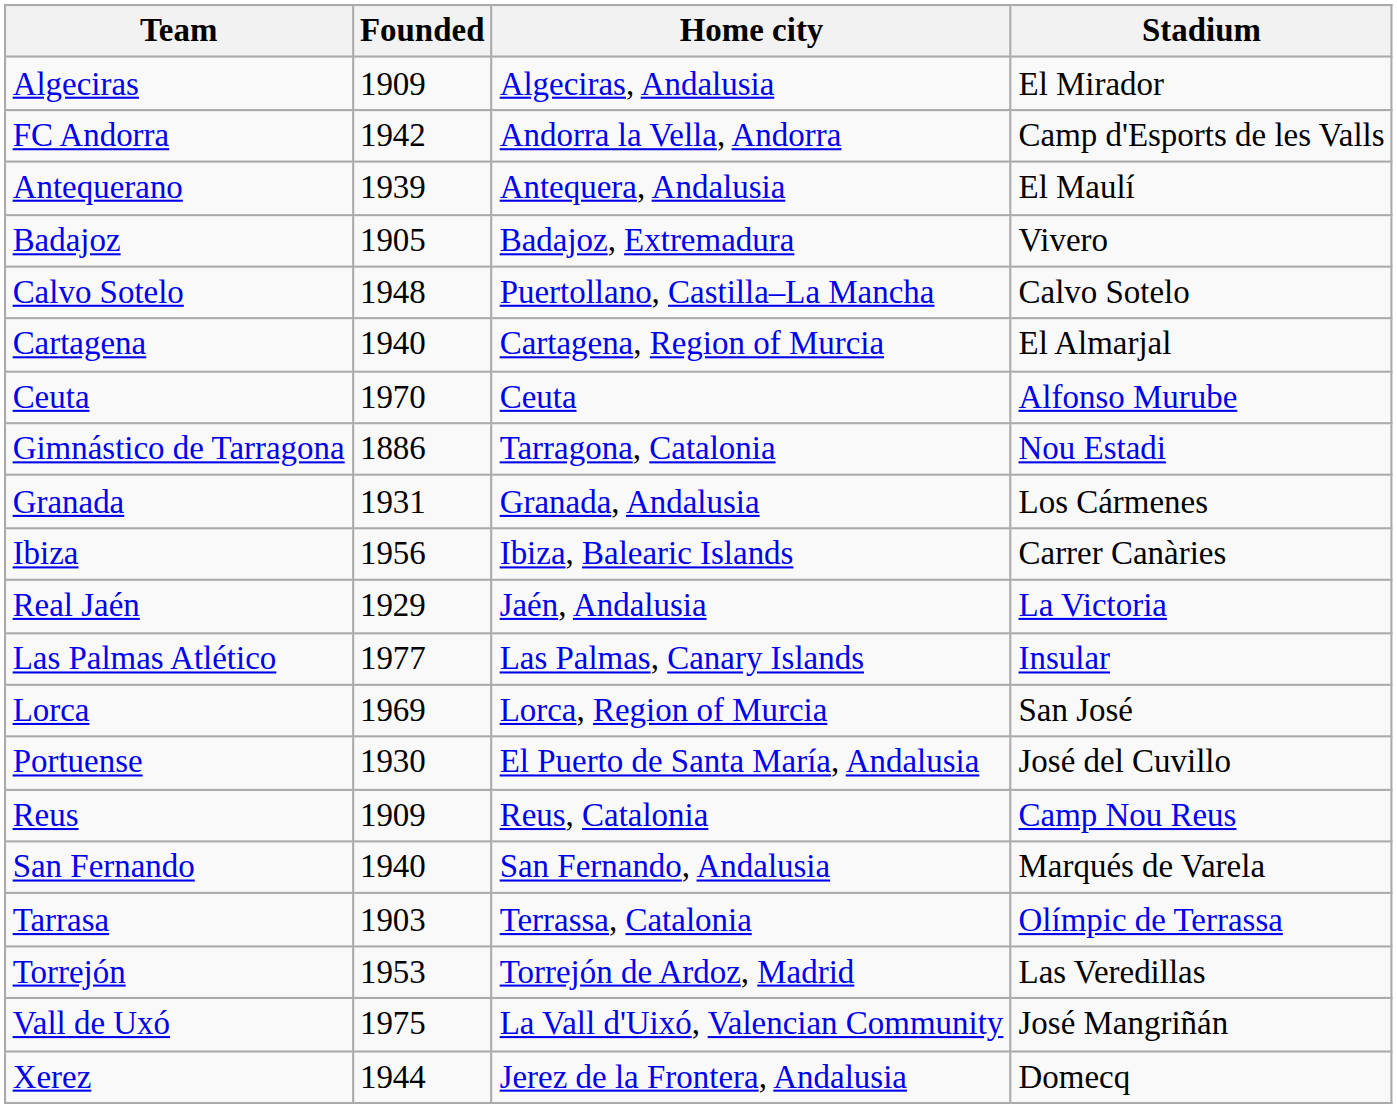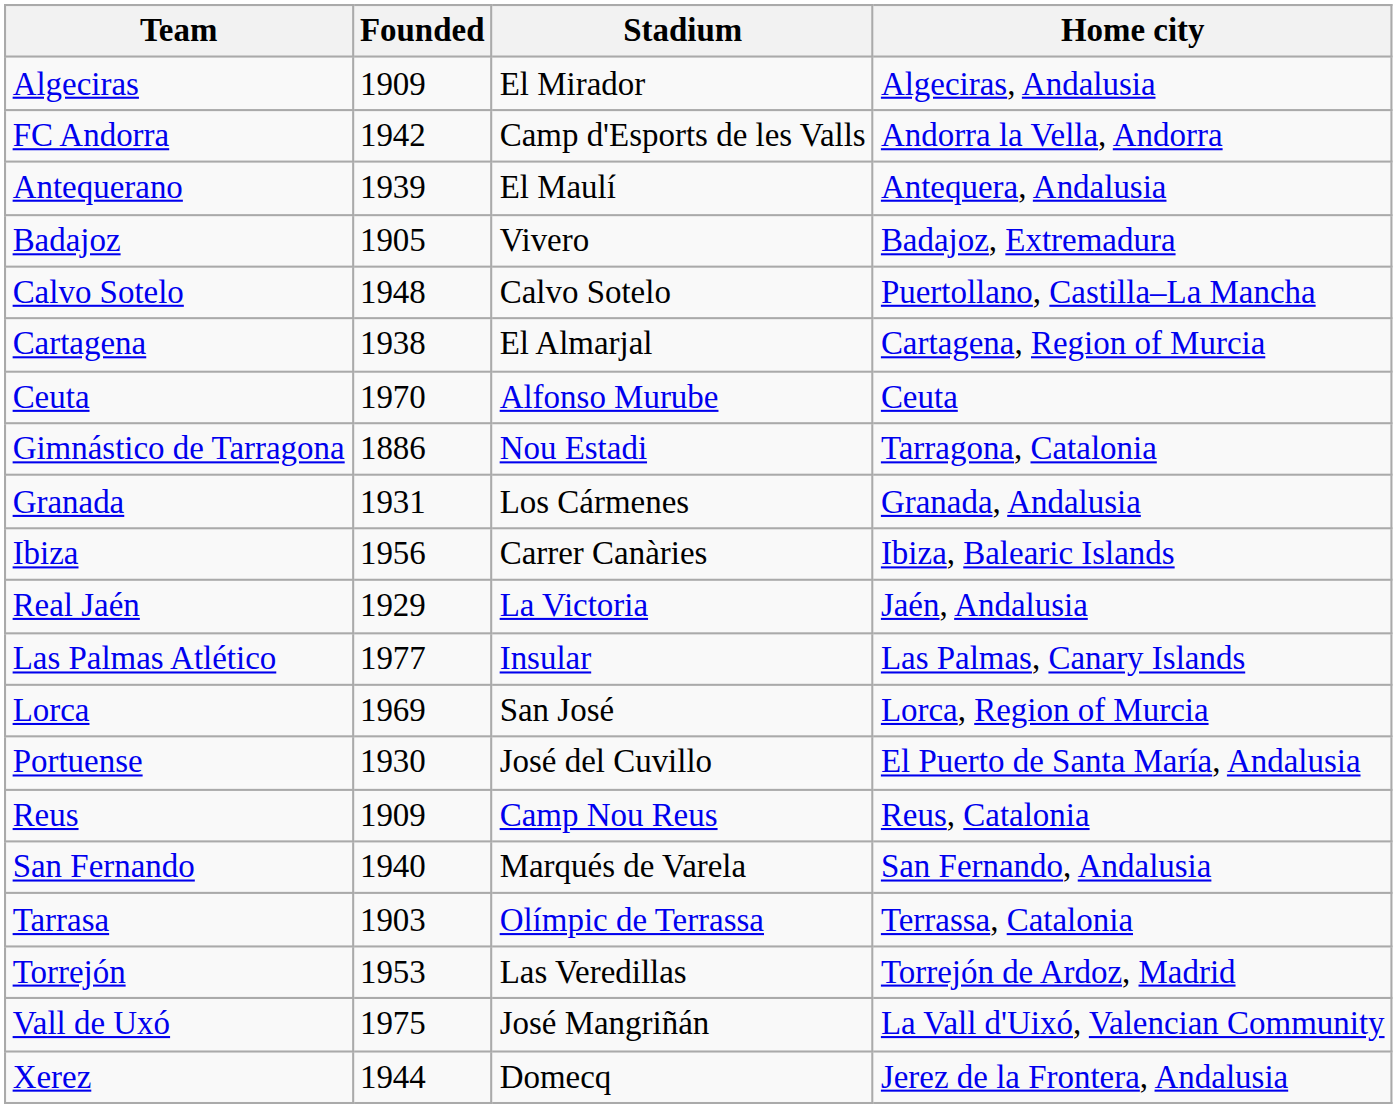columns swapped: (751, 30) <-> (1202, 30)
(393, 344) 1940 -> (393, 344) 1938
